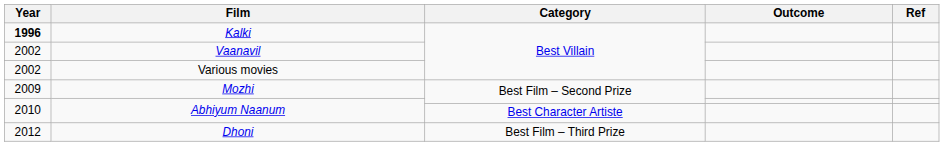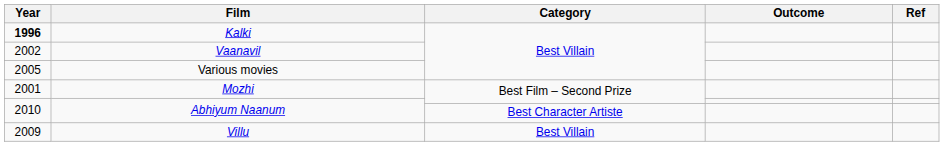(28, 70) 2002 -> (28, 70) 2005
(28, 88) 2009 -> (28, 88) 2001
+ row: (238, 132)
- row: (238, 132)
